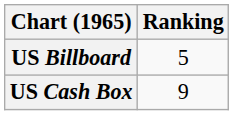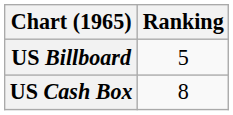(183, 92) 9 -> (183, 92) 8
